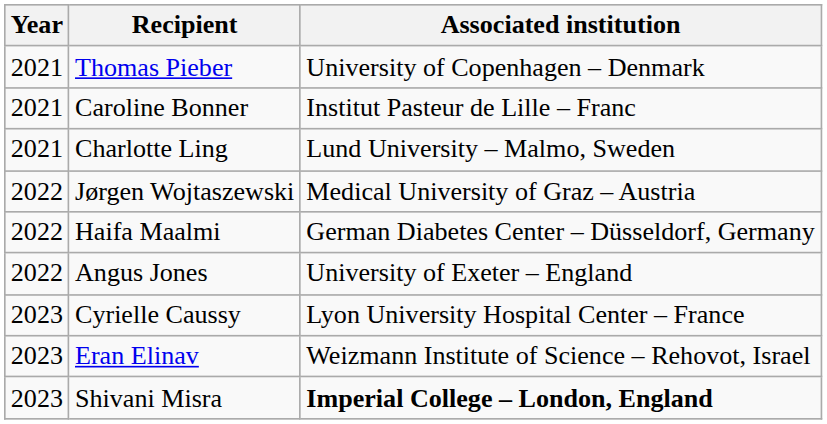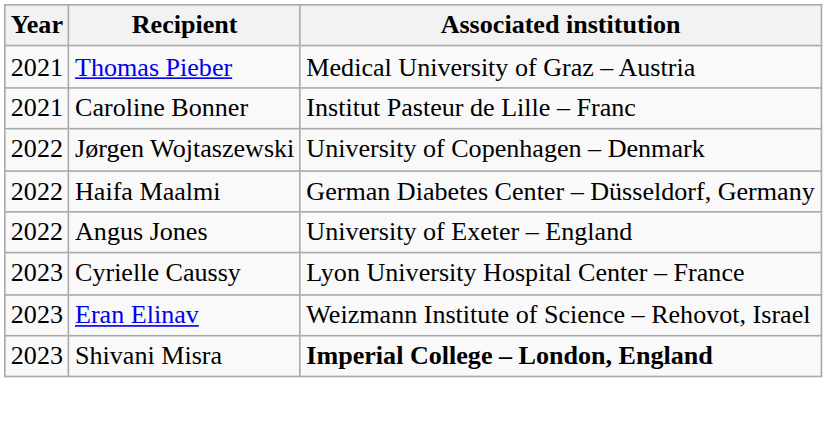(506, 66) University of Copenhagen – Denmark -> (501, 66) Medical University of Graz – Austria
- row: (151, 149)
(501, 190) Medical University of Graz – Austria -> (506, 149) University of Copenhagen – Denmark
